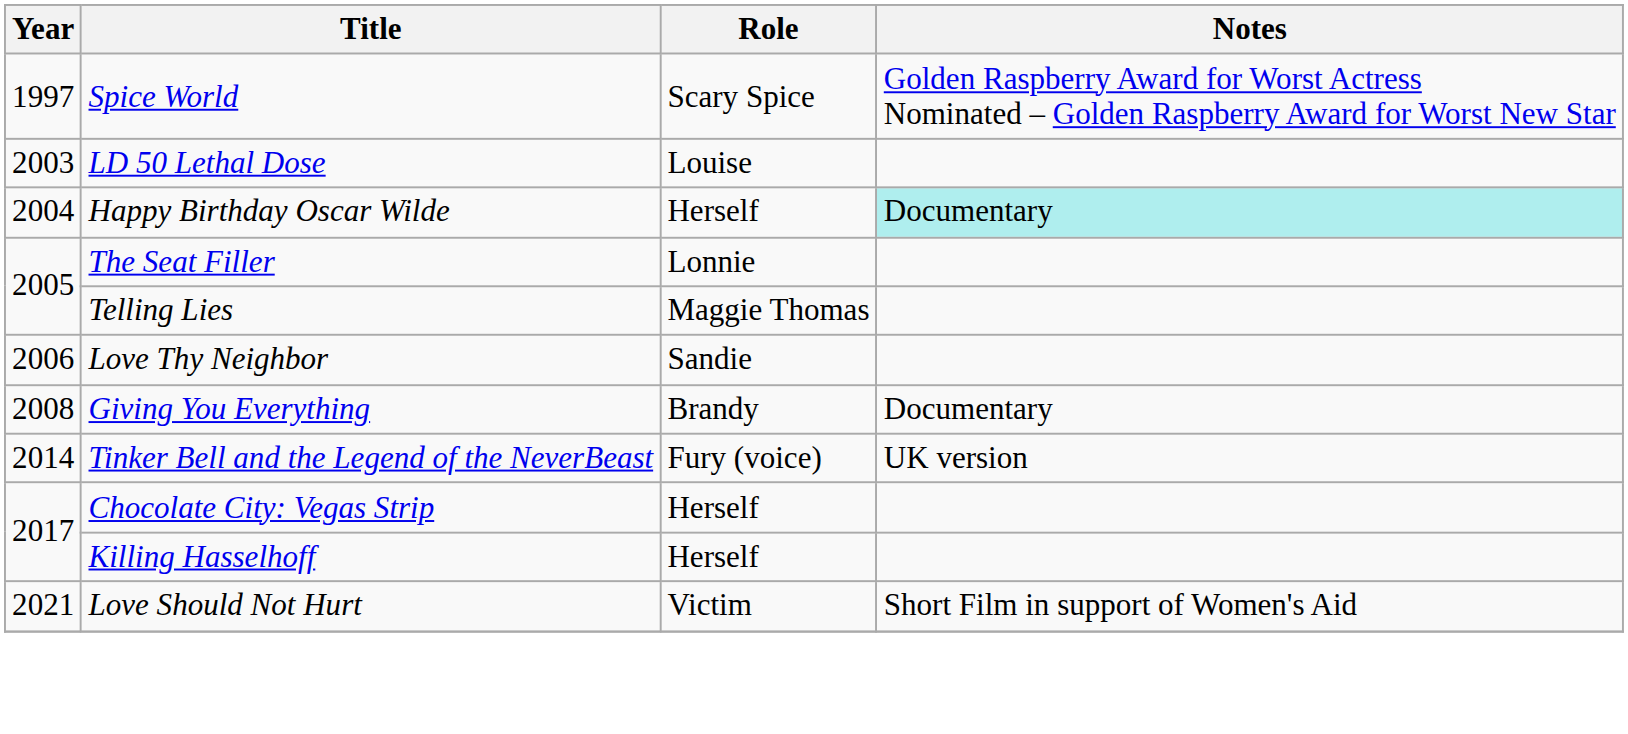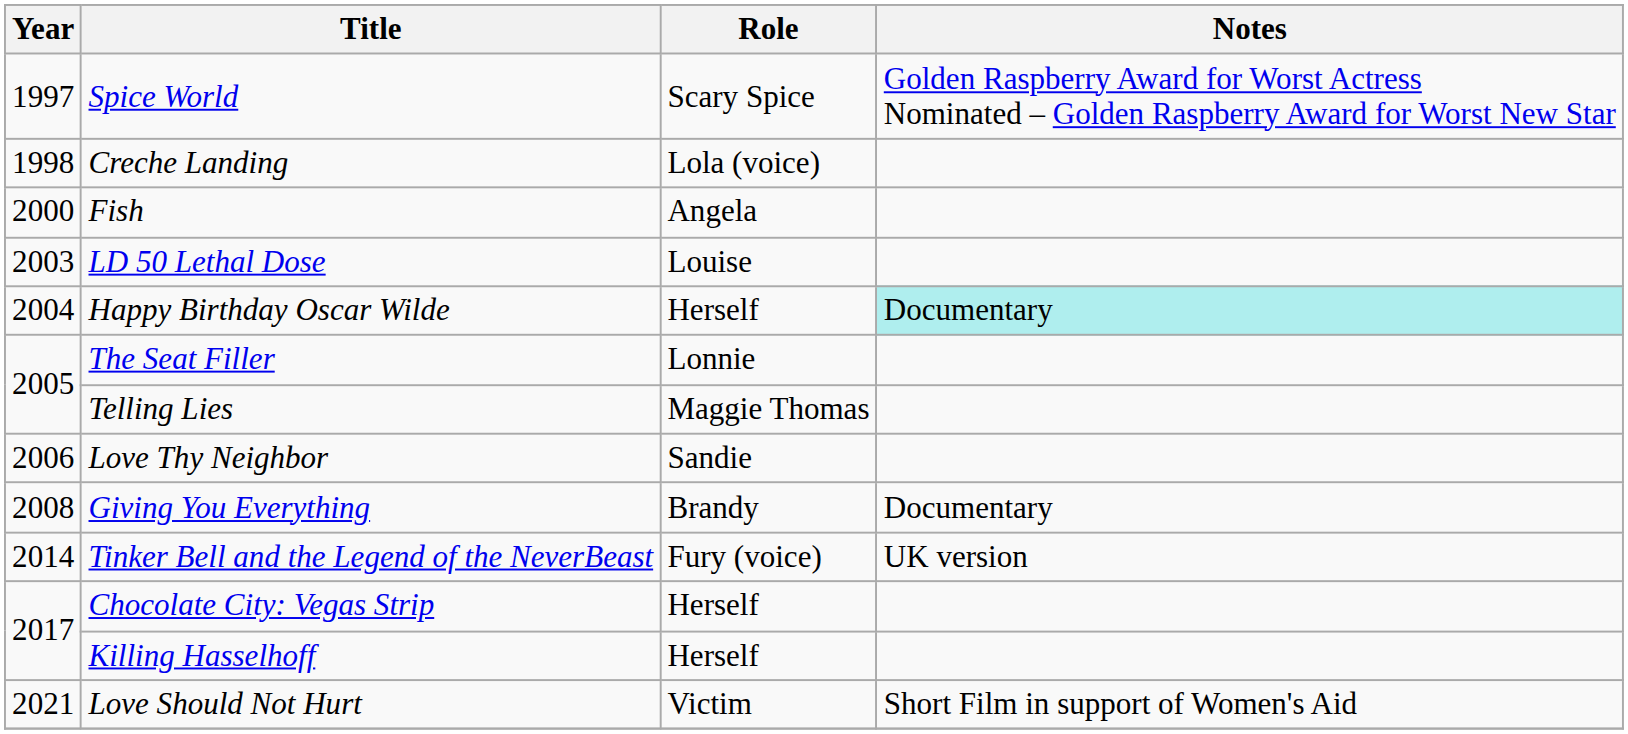+ row: (188, 162)
+ row: (116, 211)
